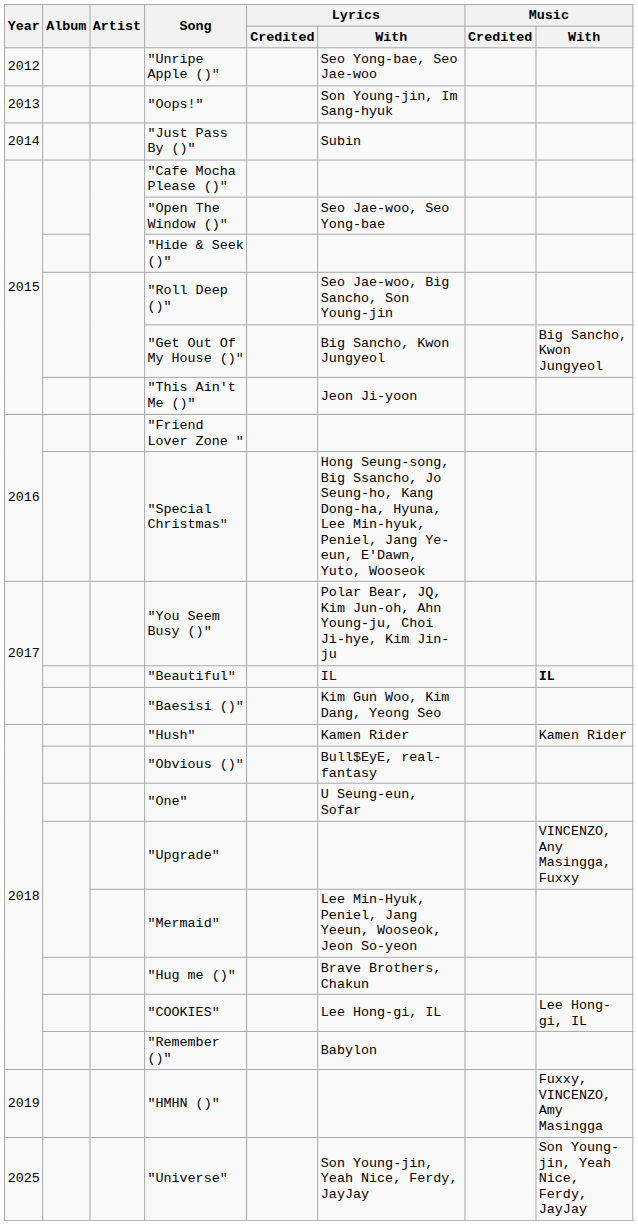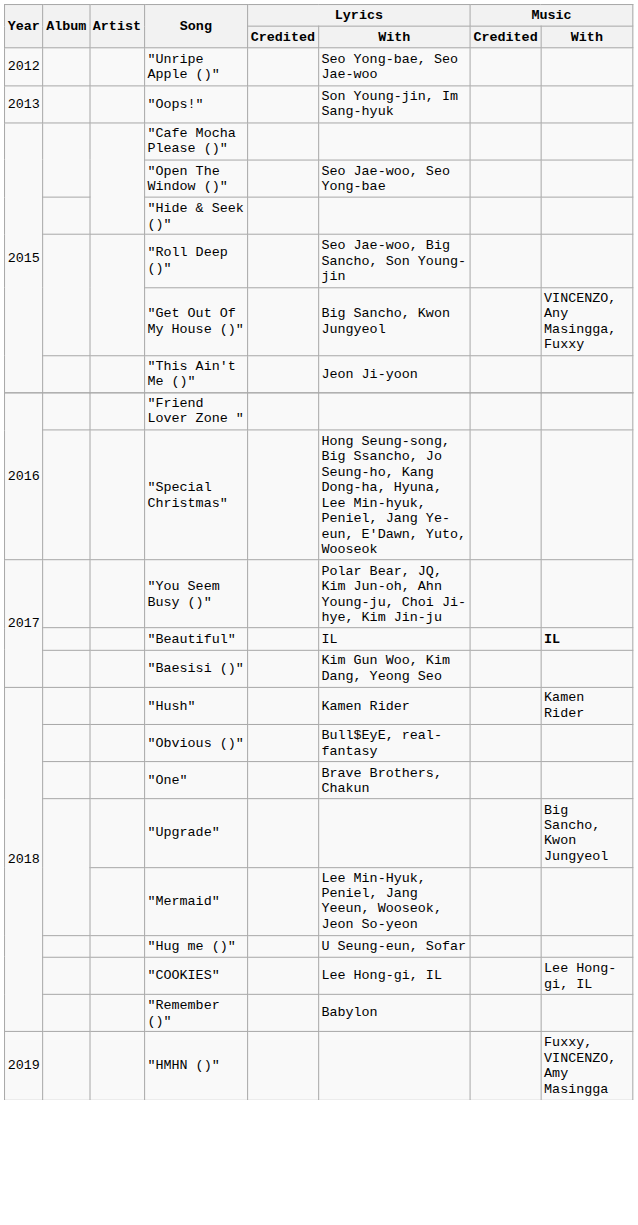- row: (188, 141)
(583, 351) Big Sancho, Kwon Jungyeol -> (580, 321) VINCENZO, Any Masingga, Fuxxy
(369, 802) U Seung-eun, Sofar -> (382, 780) Brave Brothers, Chakun
(575, 855) VINCENZO, Any Masingga, Fuxxy -> (576, 833) Big Sancho, Kwon Jungyeol
(381, 976) Brave Brothers, Chakun -> (394, 946) U Seung-eun, Sofar
- row: (188, 1179)
